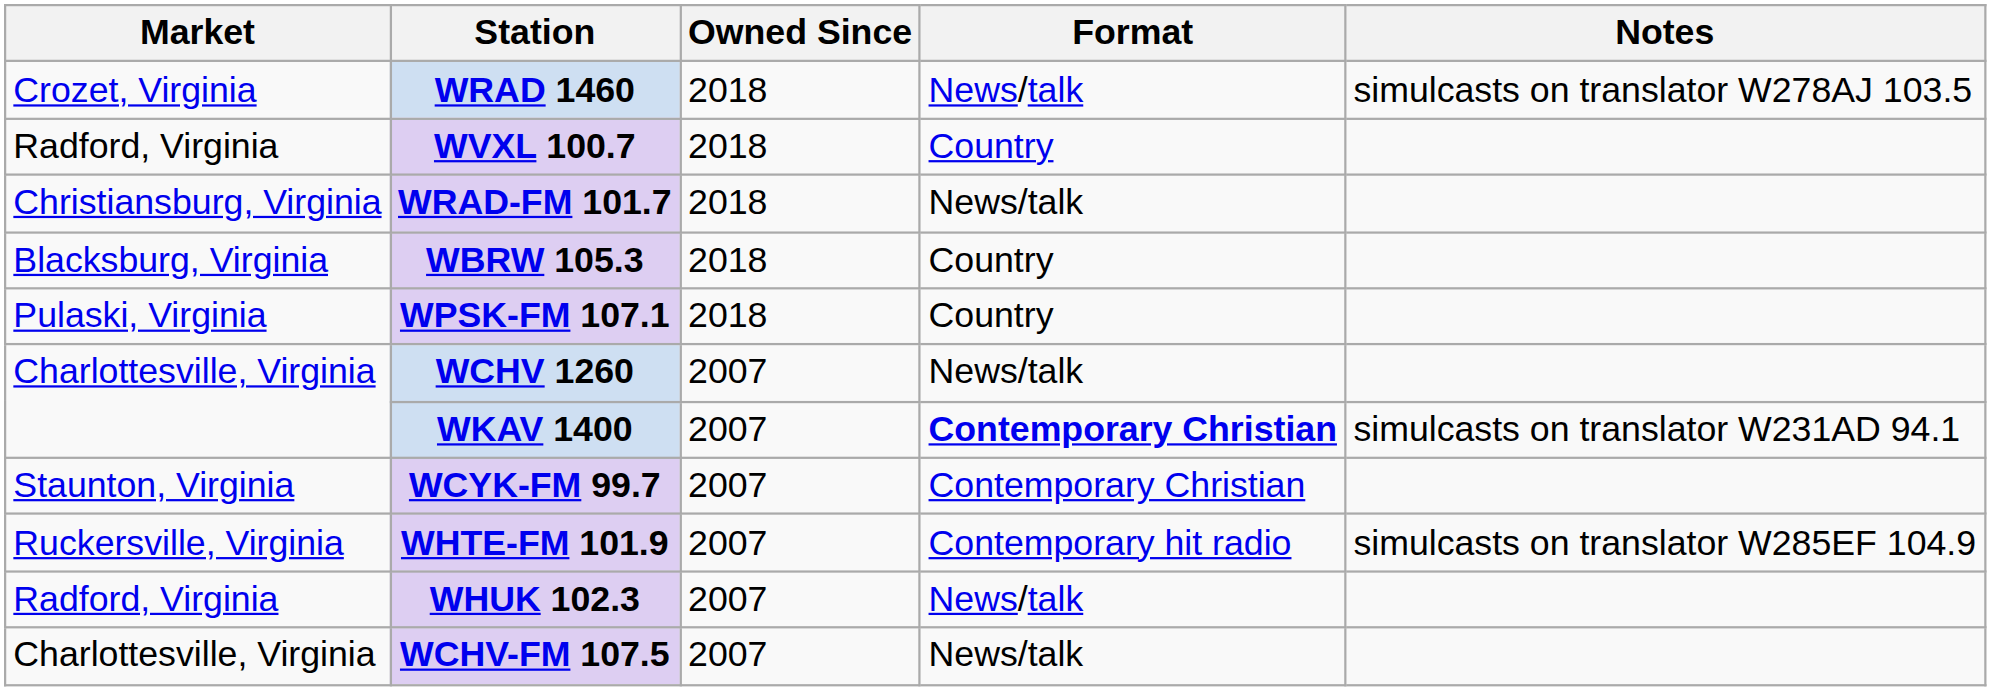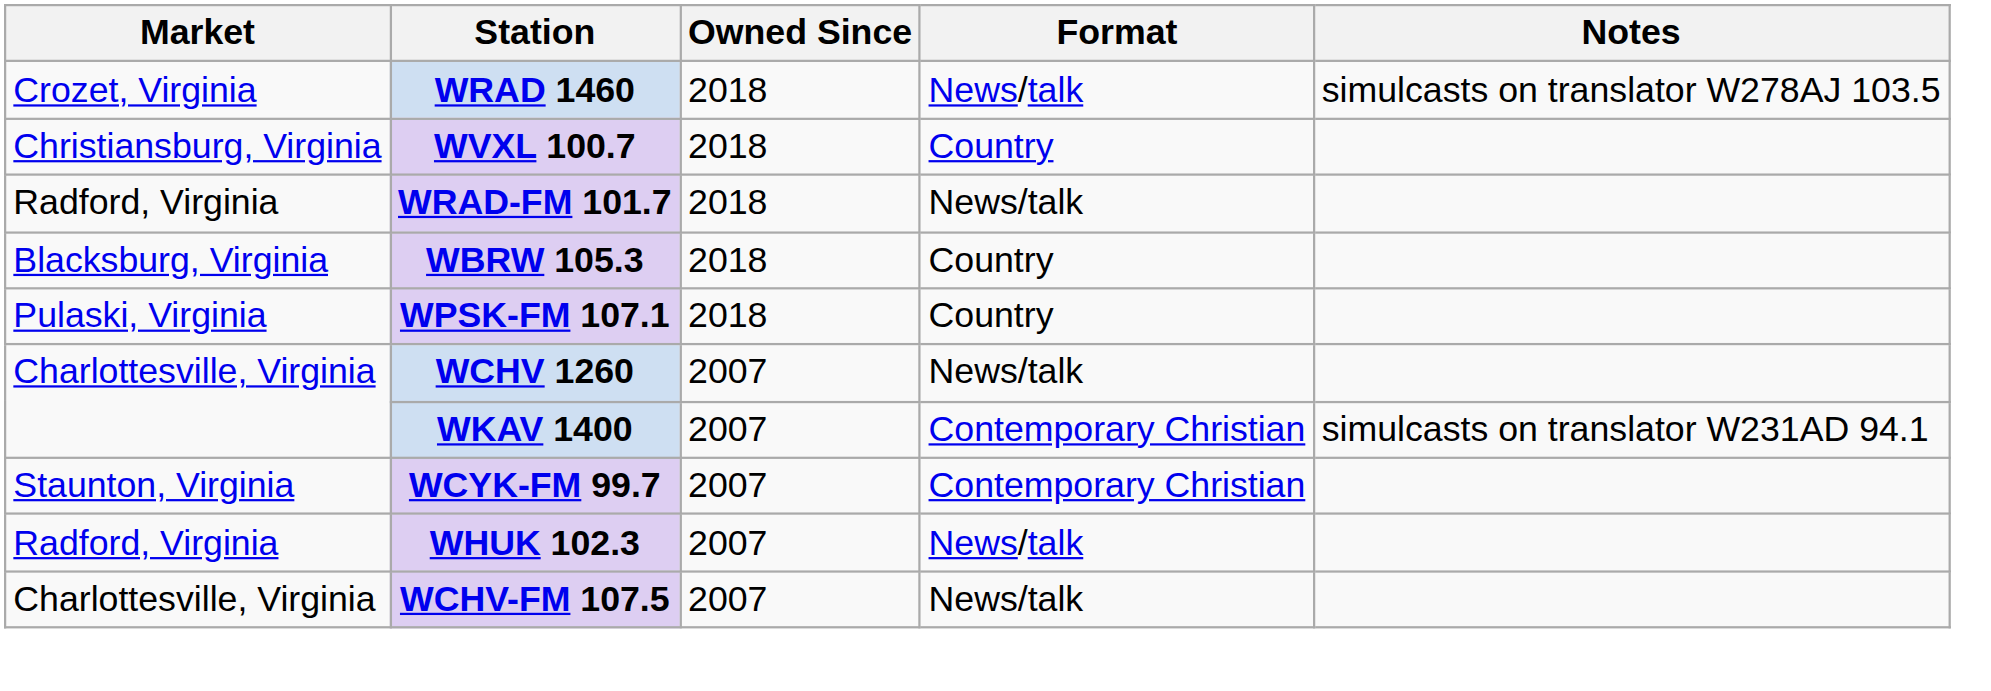(146, 145) Radford, Virginia -> (197, 145) Christiansburg, Virginia
(197, 202) Christiansburg, Virginia -> (146, 202) Radford, Virginia
(1133, 428) bold -> (1117, 428) normal
- row: (535, 542)
